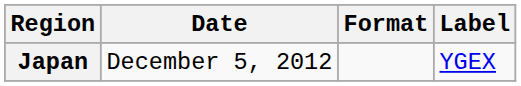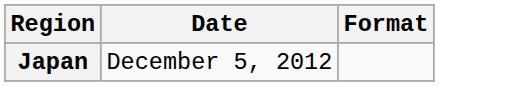- column: (475, 24)
